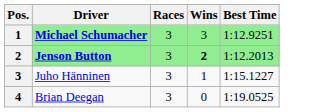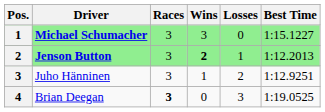+ column: (241, 14)
(248, 35) 1:12.9251 -> (289, 35) 1:15.1227
(248, 76) 1:15.1227 -> (289, 76) 1:12.9251
(169, 97) normal -> (169, 97) bold
